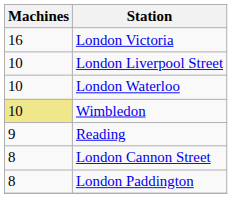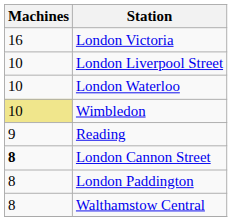(12, 157) normal -> (12, 157) bold
+ row: (140, 205)
